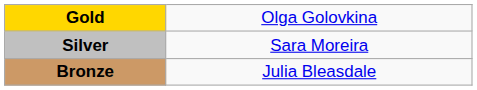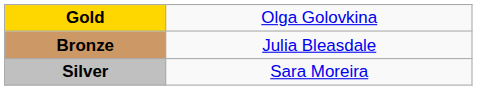rows swapped: (85, 44) <-> (85, 71)
